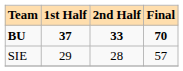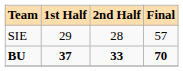rows swapped: (17, 56) <-> (17, 35)
